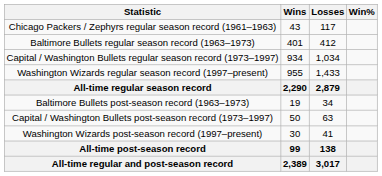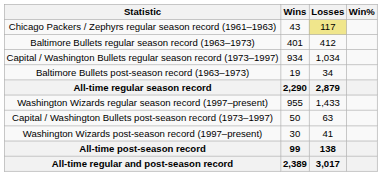(328, 27) no background -> (328, 27) khaki background
rows swapped: (143, 73) <-> (143, 103)
